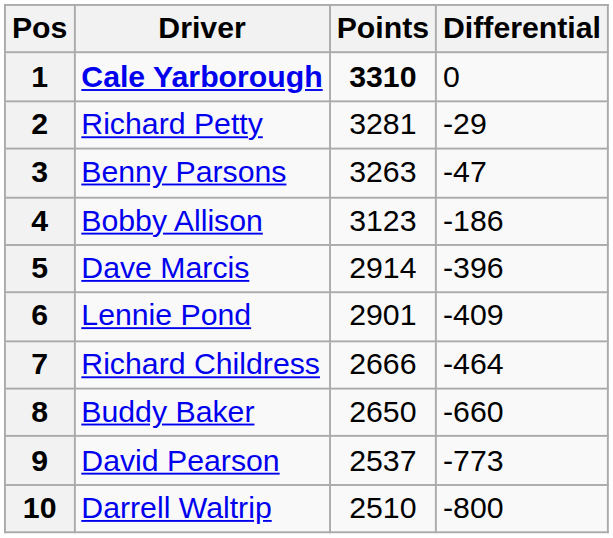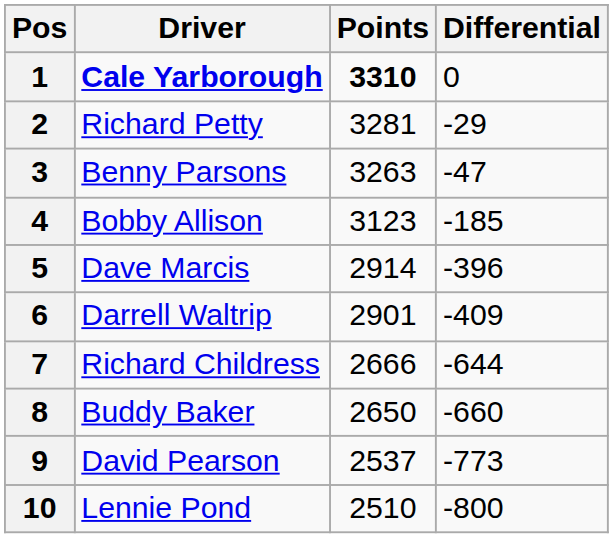(473, 220) -186 -> (473, 220) -185
(166, 316) Lennie Pond -> (177, 316) Darrell Waltrip
(473, 364) -464 -> (473, 364) -644
(177, 508) Darrell Waltrip -> (166, 508) Lennie Pond
